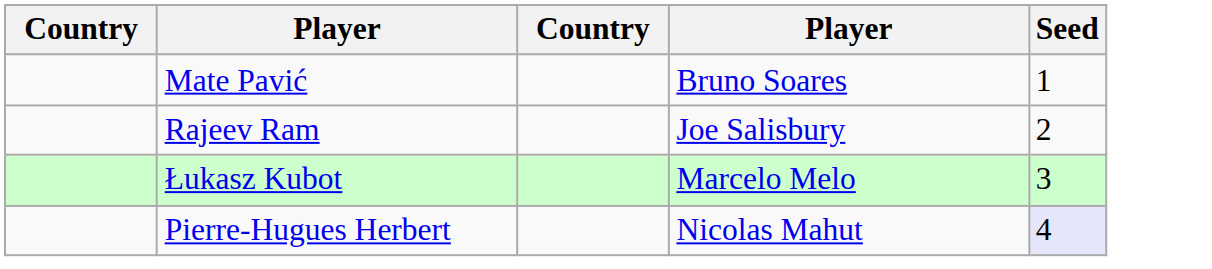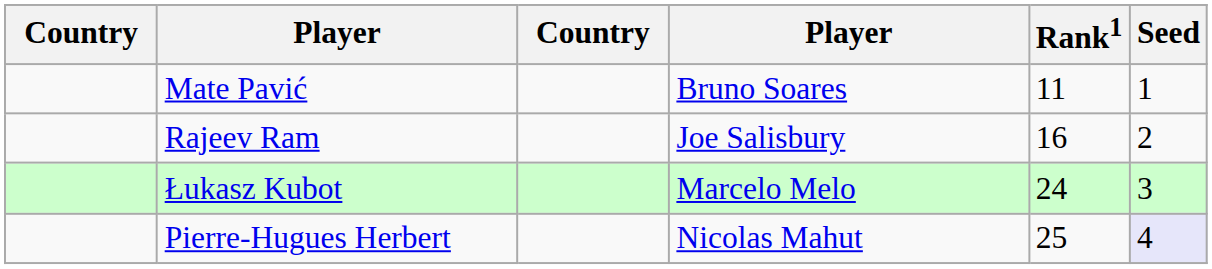+ column: (1079, 33)
